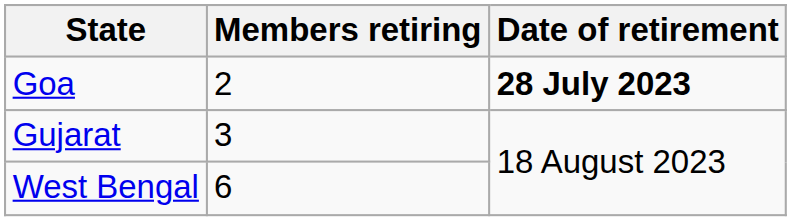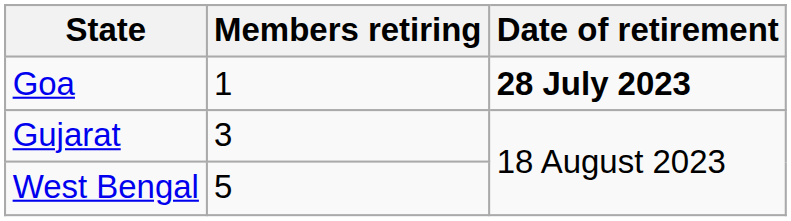(223, 82) 2 -> (223, 82) 1
(223, 187) 6 -> (223, 187) 5
